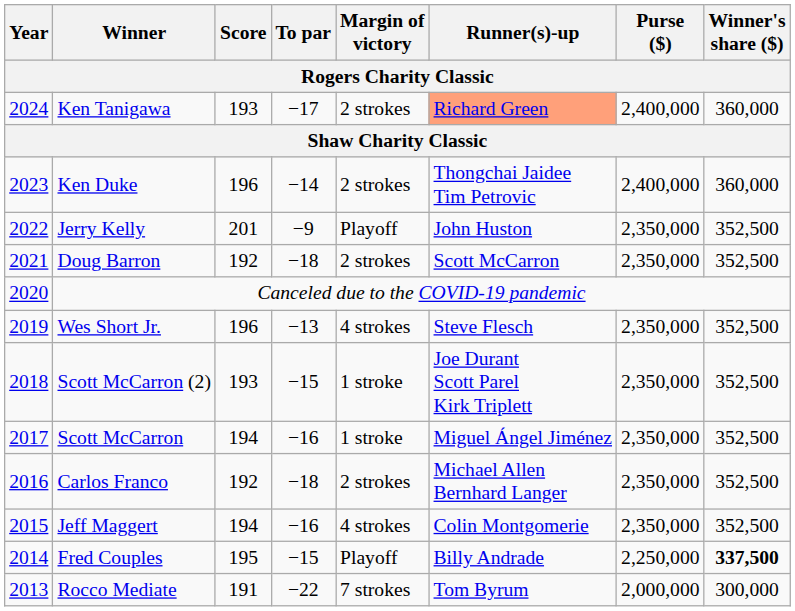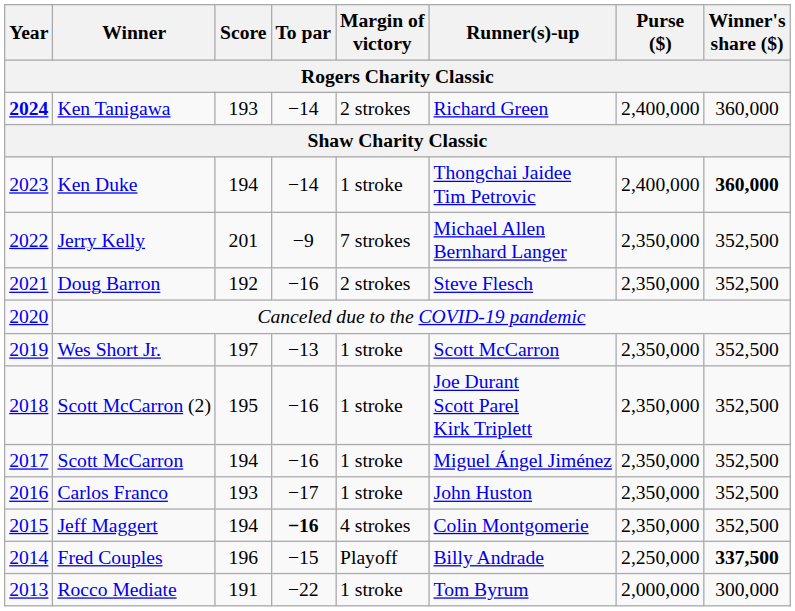(29, 108) normal -> (29, 108) bold
(303, 108) −17 -> (303, 108) −14
(491, 108) lightsalmon background -> (491, 108) no background
(243, 185) 196 -> (243, 185) 194
(375, 185) 2 strokes -> (371, 185) 1 stroke
(747, 185) normal -> (747, 185) bold
(369, 228) Playoff -> (375, 240) 7 strokes
(483, 228) John Huston -> (500, 240) Michael Allen Bernhard Langer
(303, 261) −18 -> (303, 284) −16
(496, 261) Scott McCarron -> (483, 284) Steve Flesch
(243, 325) 196 -> (243, 349) 197
(375, 325) 4 strokes -> (371, 349) 1 stroke
(483, 325) Steve Flesch -> (496, 349) Scott McCarron
(243, 381) 193 -> (243, 404) 195
(303, 381) −15 -> (303, 404) −16
(243, 480) 192 -> (243, 492) 193
(303, 480) −18 -> (303, 492) −17
(375, 480) 2 strokes -> (371, 492) 1 stroke
(500, 480) Michael Allen Bernhard Langer -> (483, 492) John Huston
(303, 524) normal -> (303, 524) bold
(243, 557) 195 -> (243, 557) 196
(375, 589) 7 strokes -> (371, 589) 1 stroke
